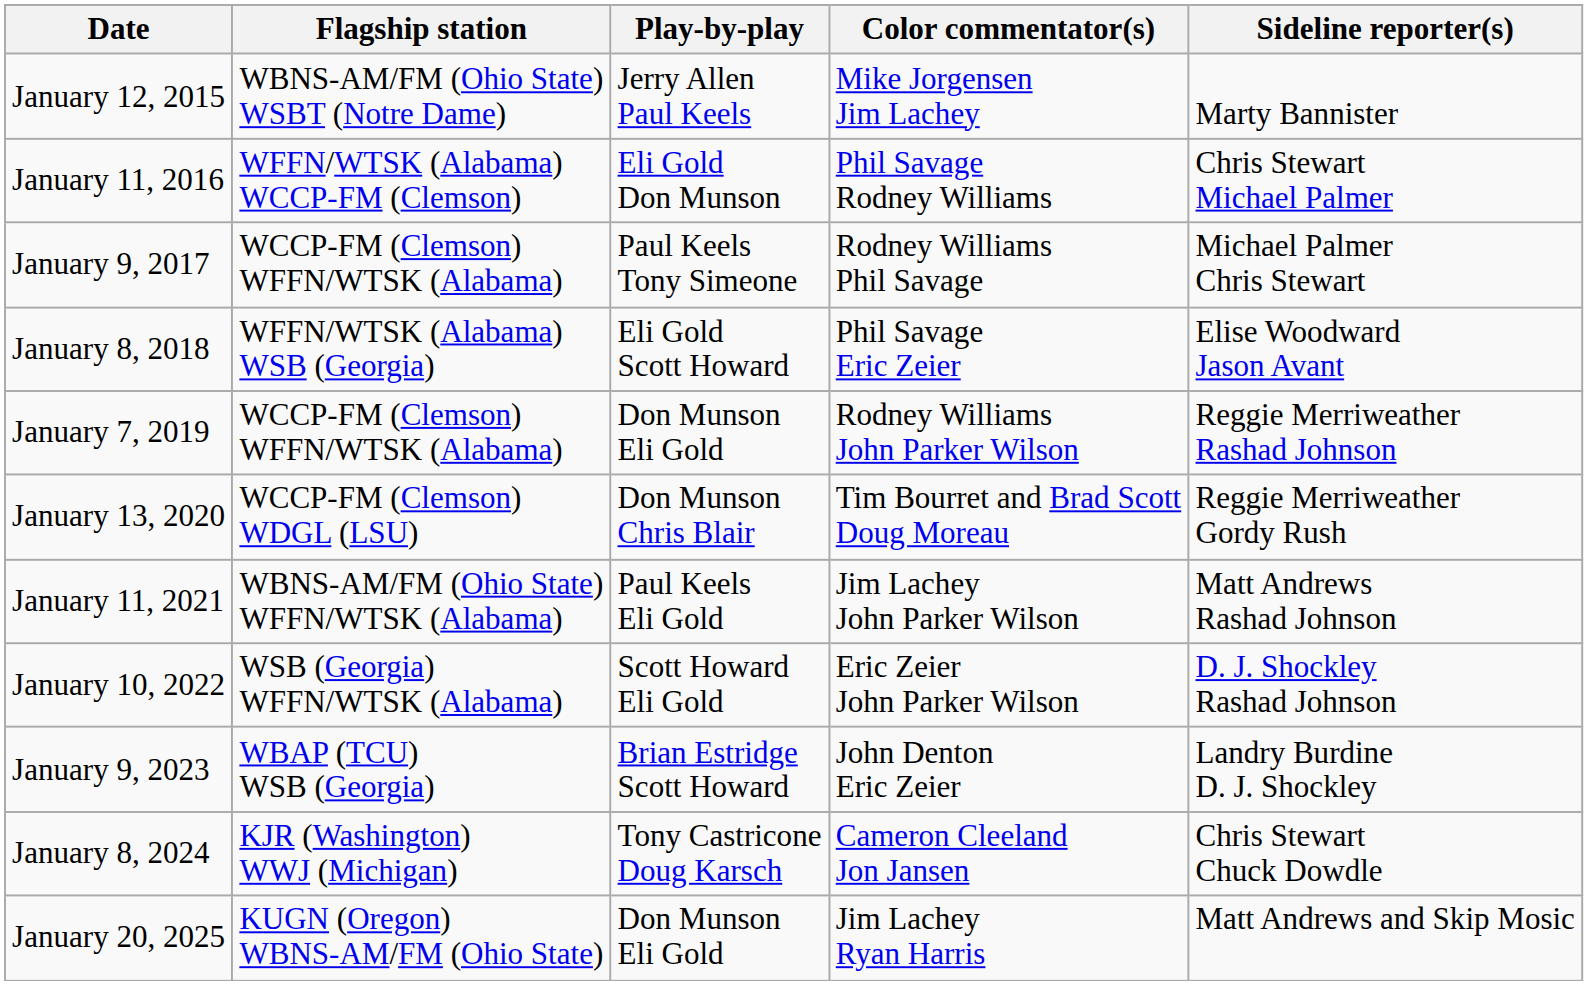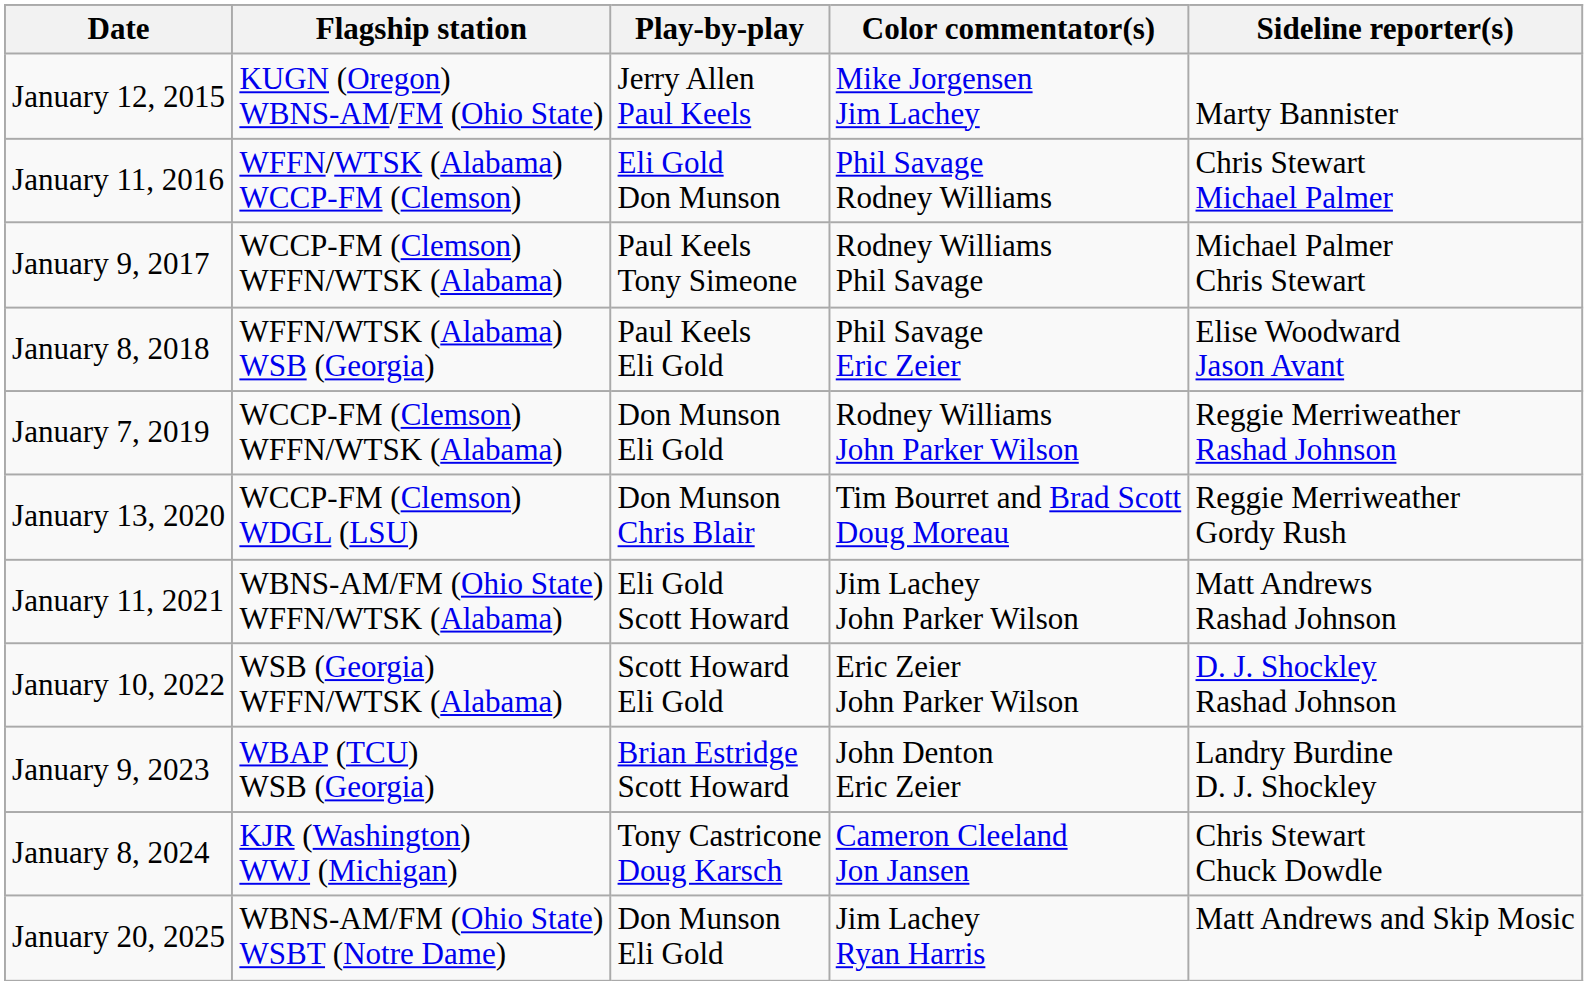(421, 95) WBNS-AM/FM (Ohio State) WSBT (Notre Dame) -> (421, 95) KUGN (Oregon) WBNS-AM/FM (Ohio State)
(703, 348) Eli Gold Scott Howard -> (684, 348) Paul Keels Eli Gold
(684, 600) Paul Keels Eli Gold -> (703, 600) Eli Gold Scott Howard
(421, 937) KUGN (Oregon) WBNS-AM/FM (Ohio State) -> (421, 937) WBNS-AM/FM (Ohio State) WSBT (Notre Dame)
